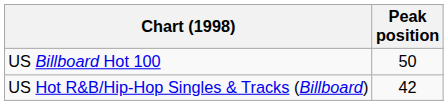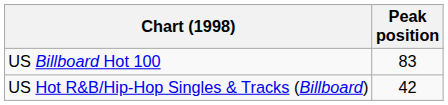(408, 61) 50 -> (408, 61) 83
